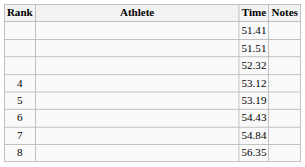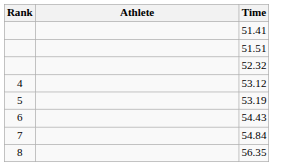- column: (285, 13)
